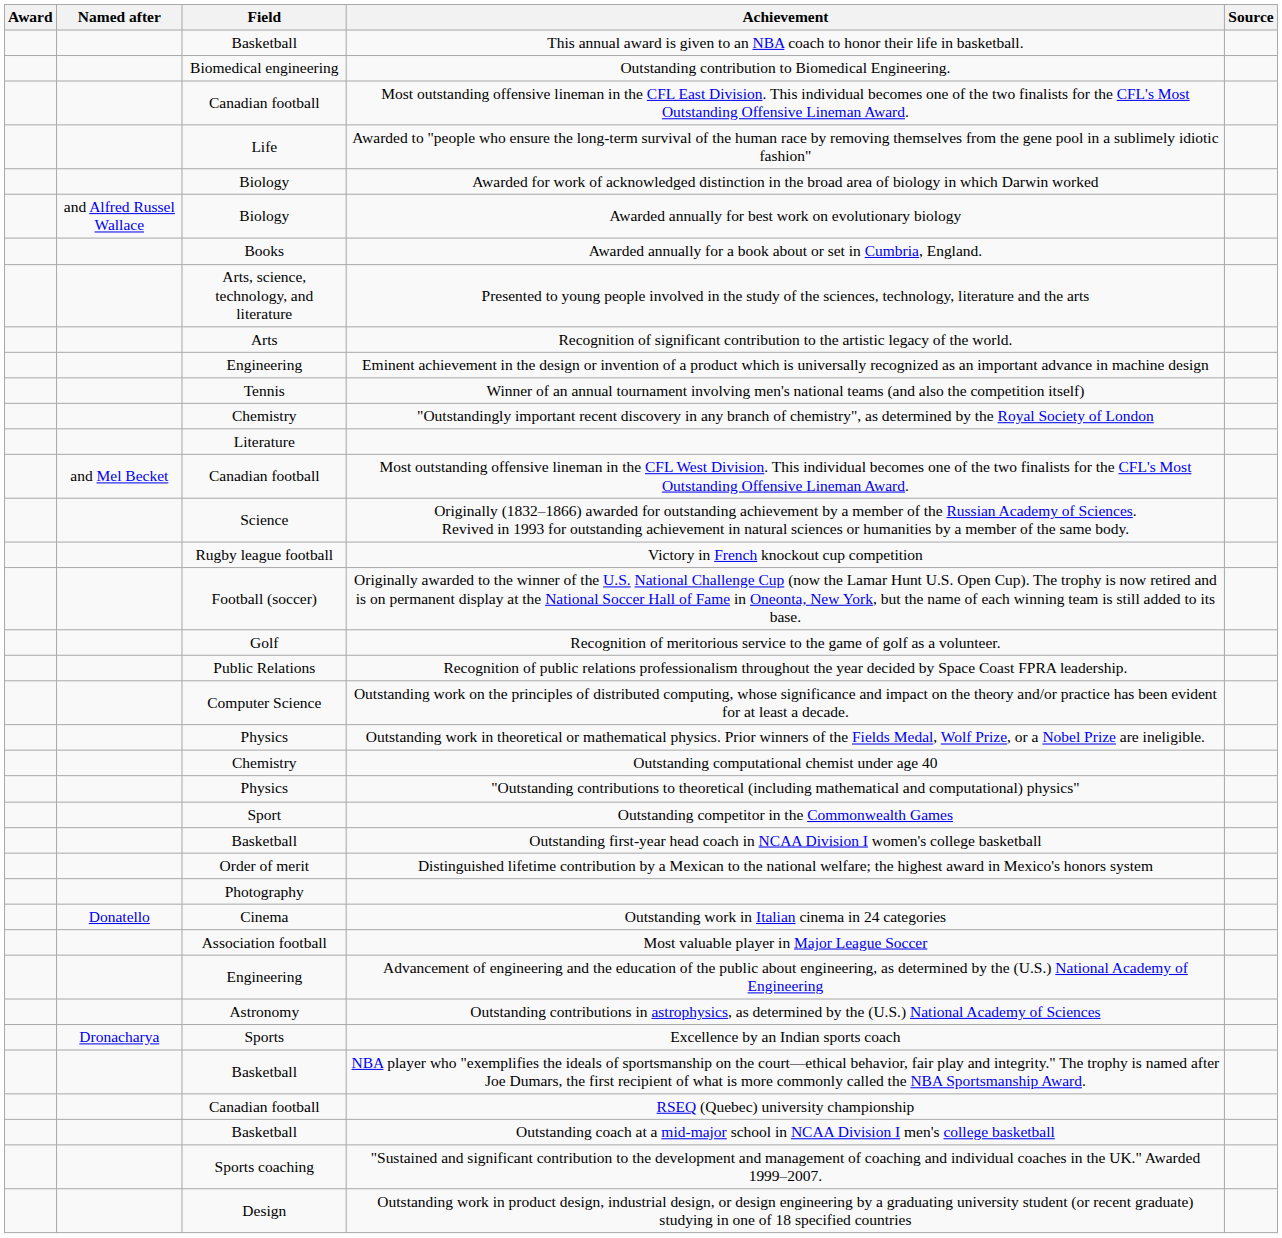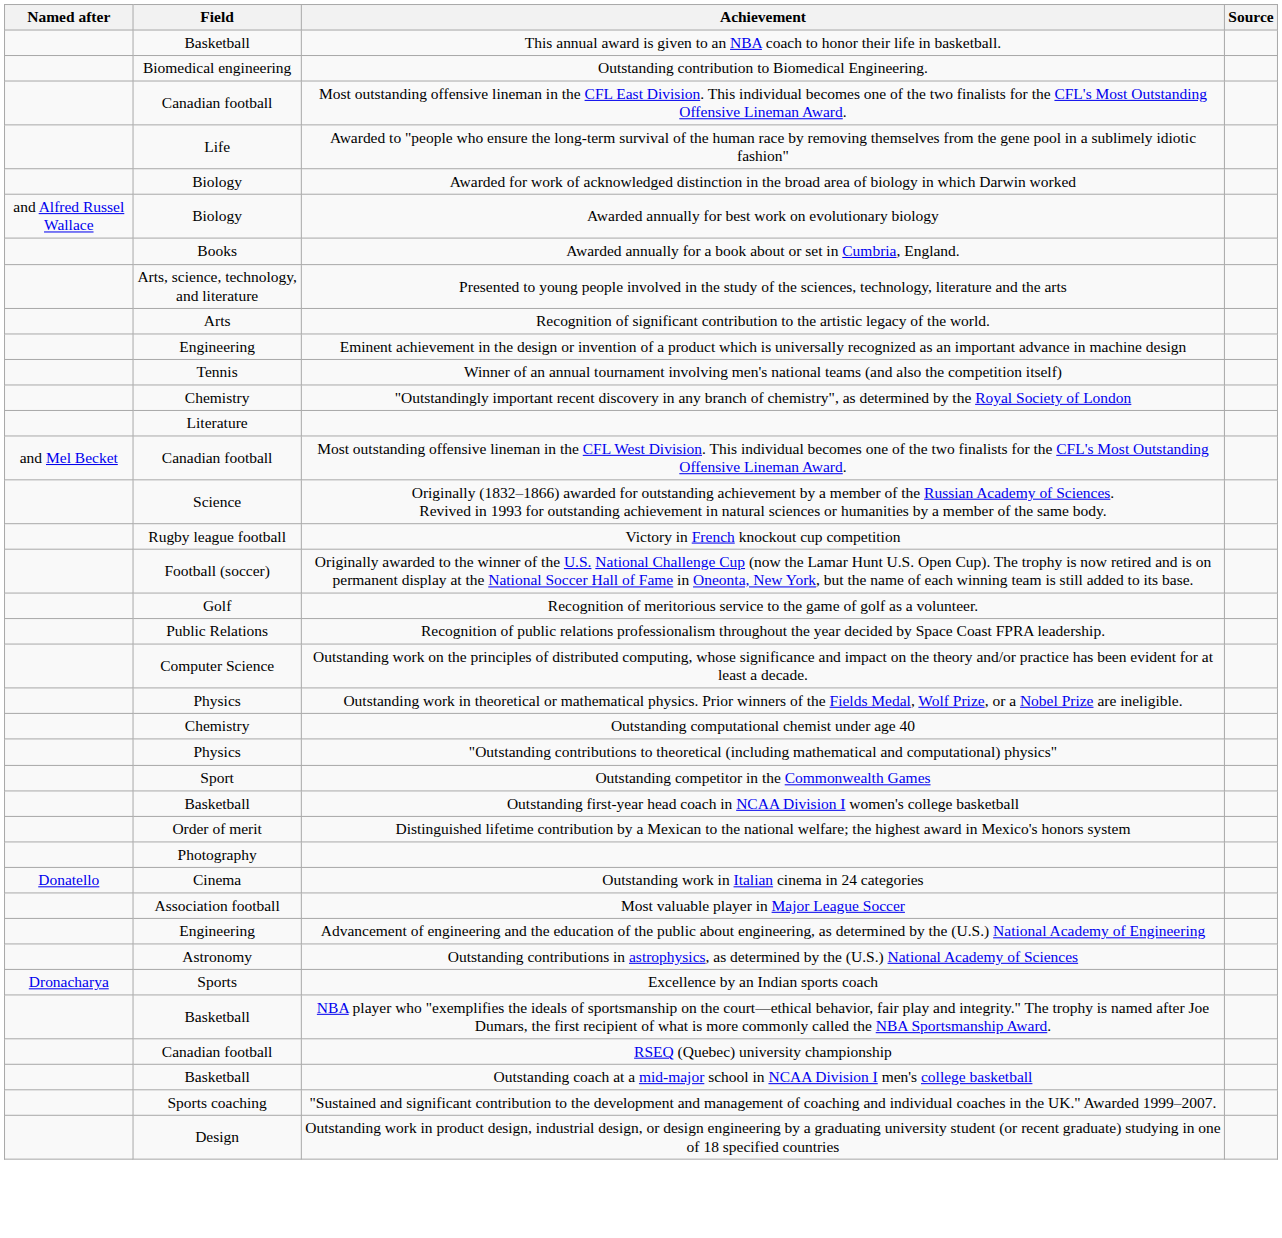- column: (30, 17)
